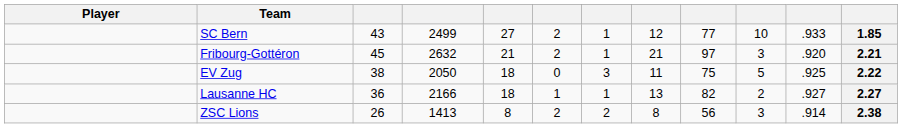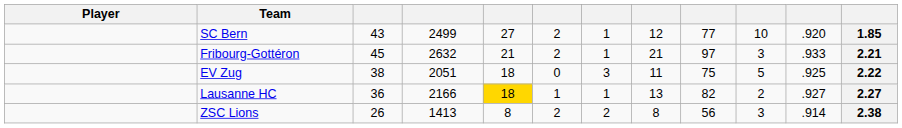(814, 34) .933 -> (814, 34) .920
(814, 53) .920 -> (814, 53) .933
(443, 73) 2050 -> (443, 73) 2051
(508, 93) no background -> (508, 93) gold background
